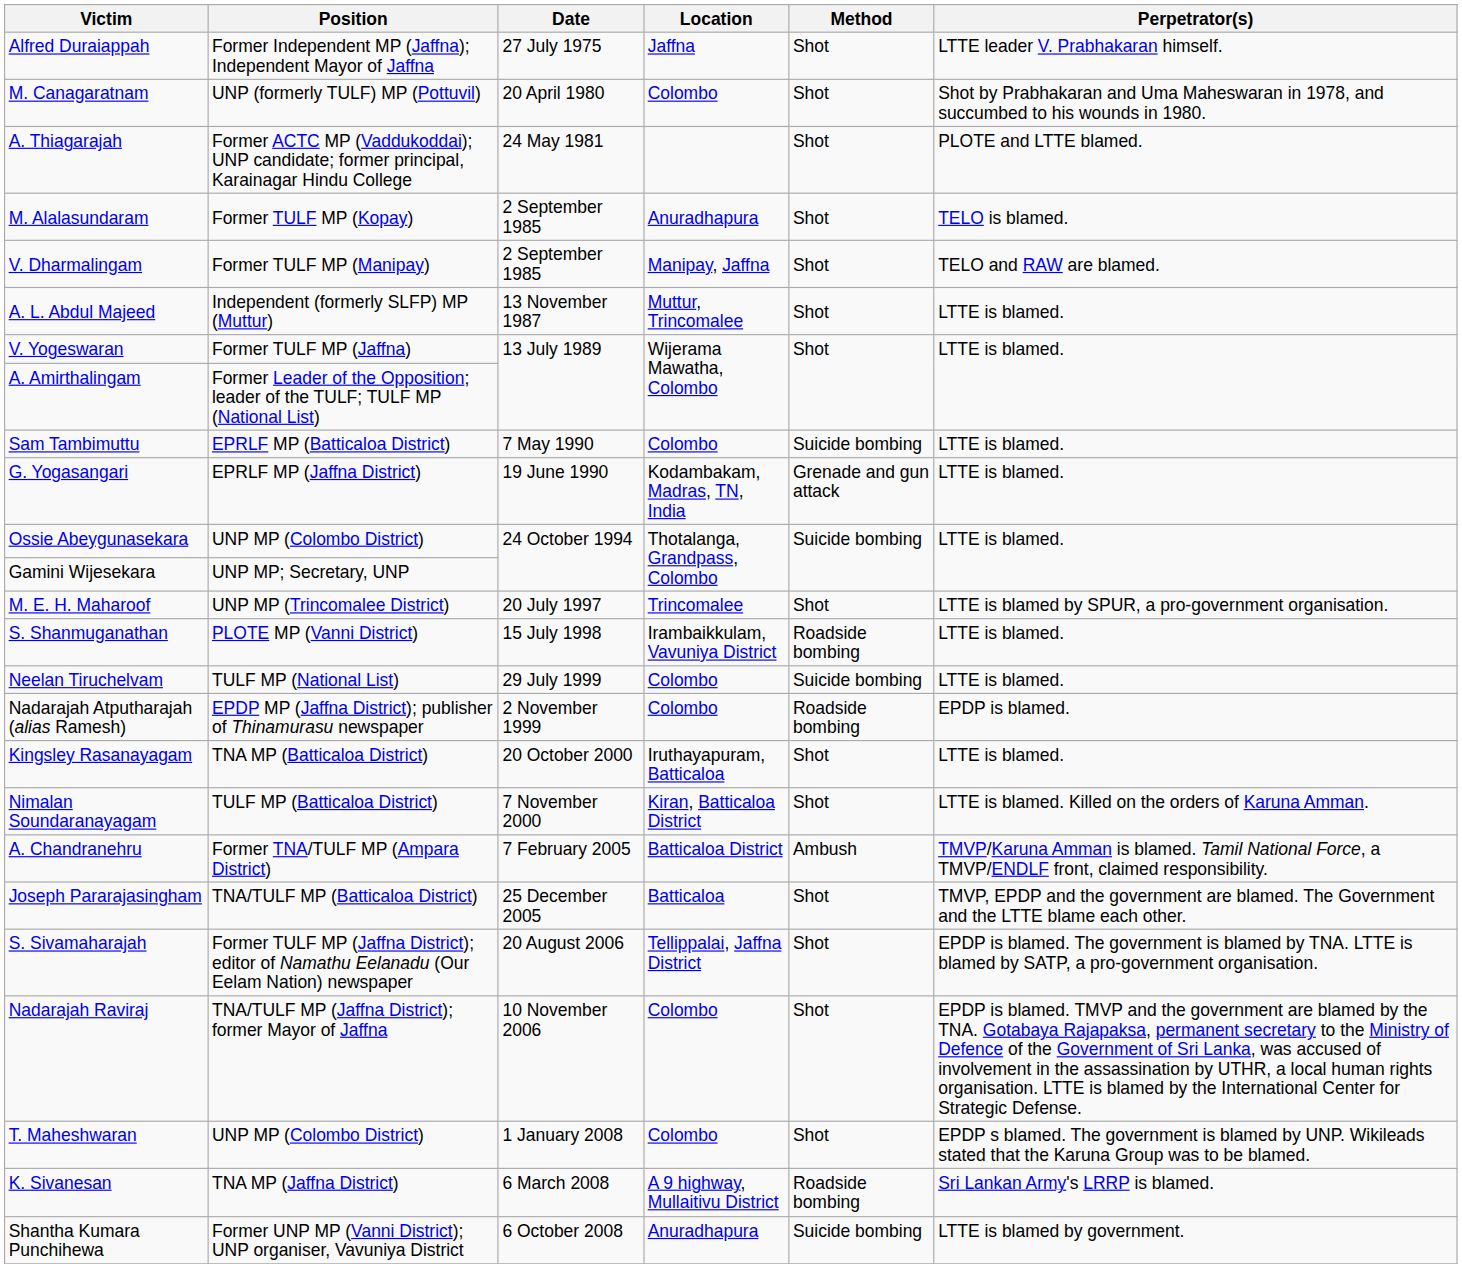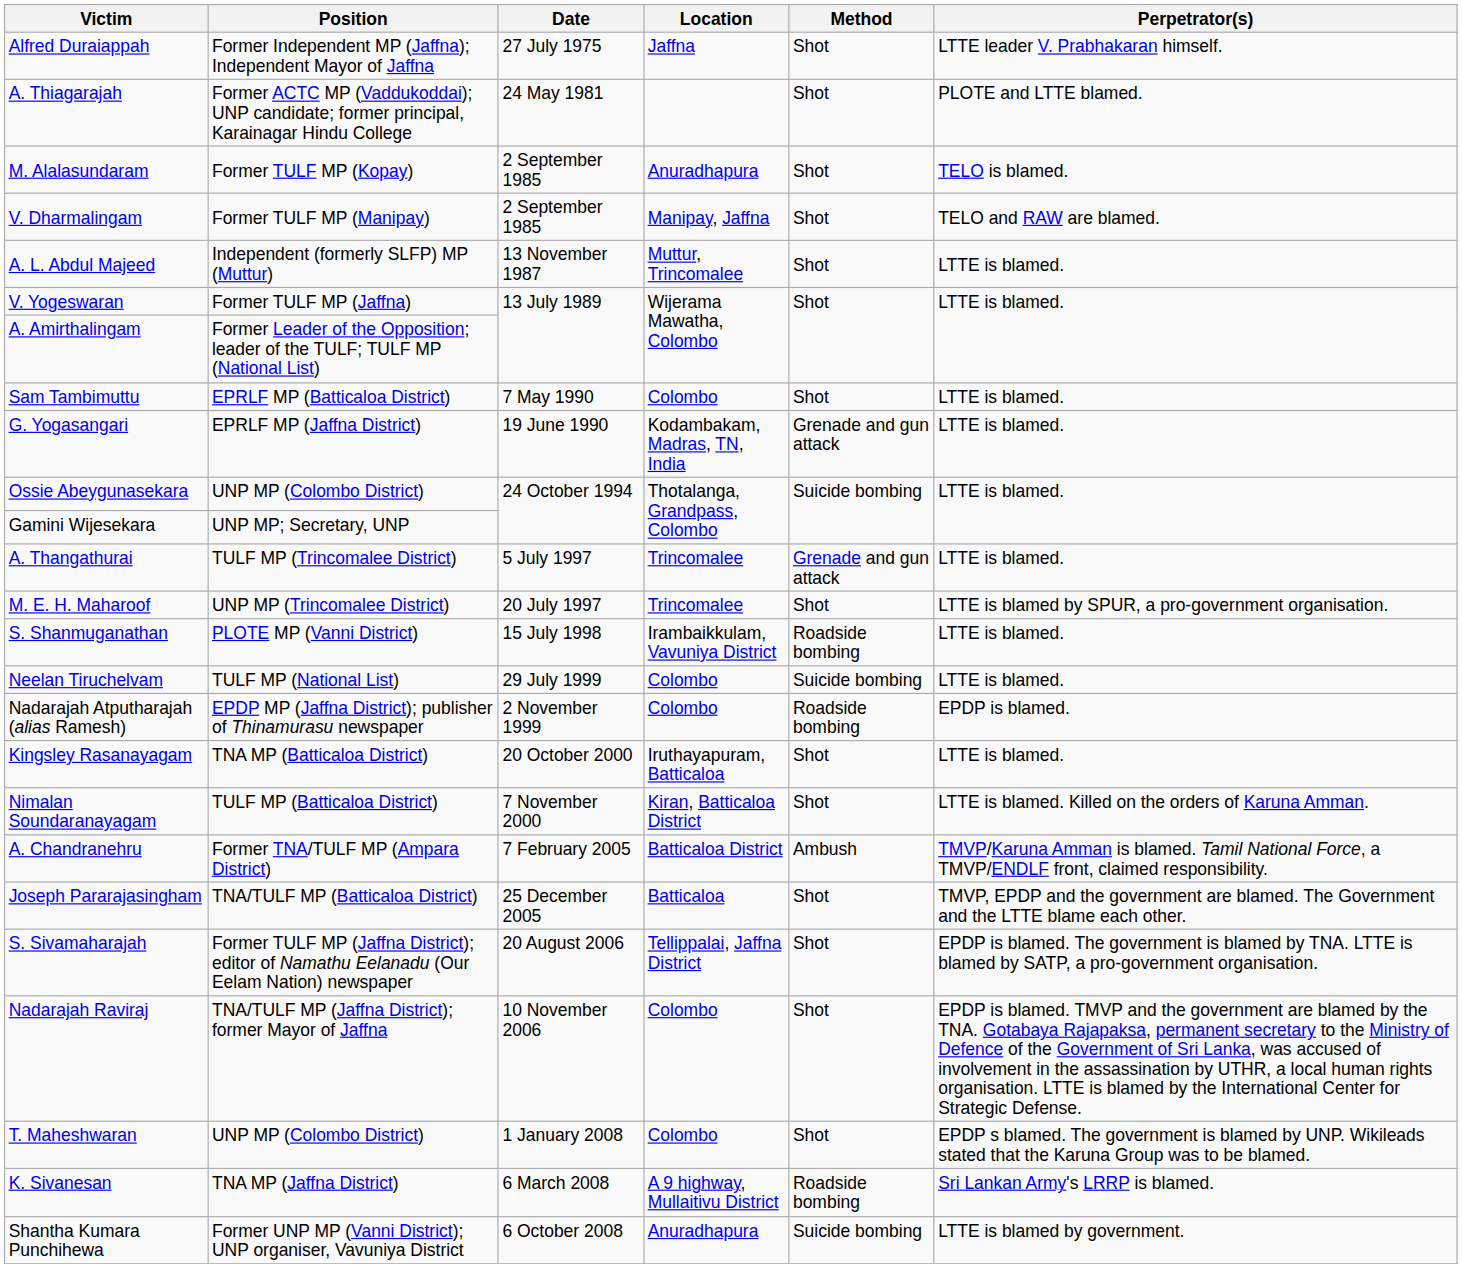- row: (79, 93)
(858, 444) Suicide bombing -> (811, 396) Shot
+ row: (71, 558)
